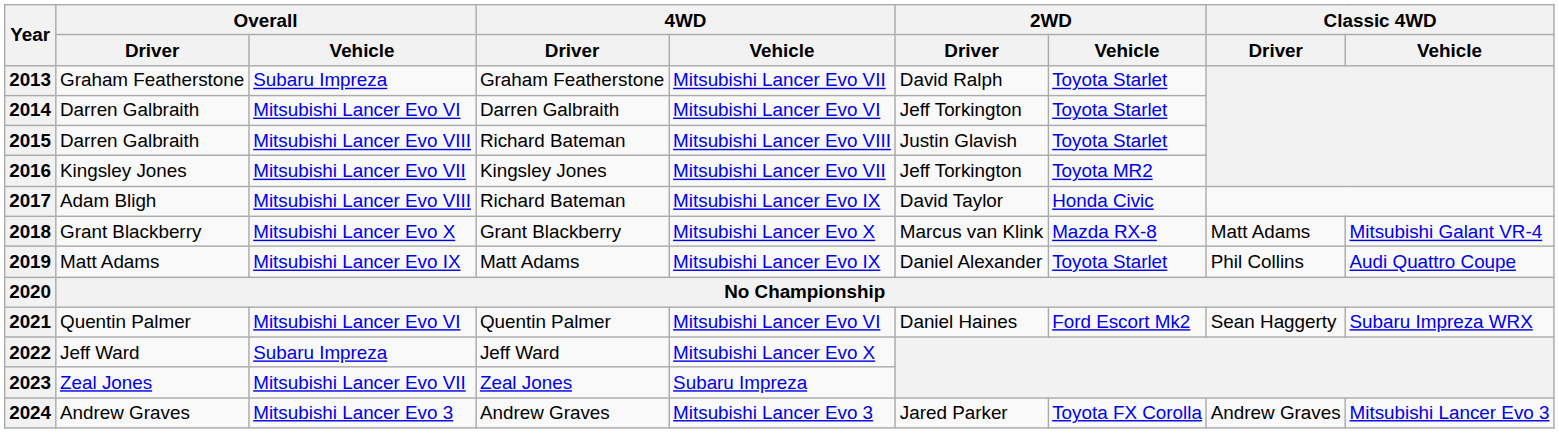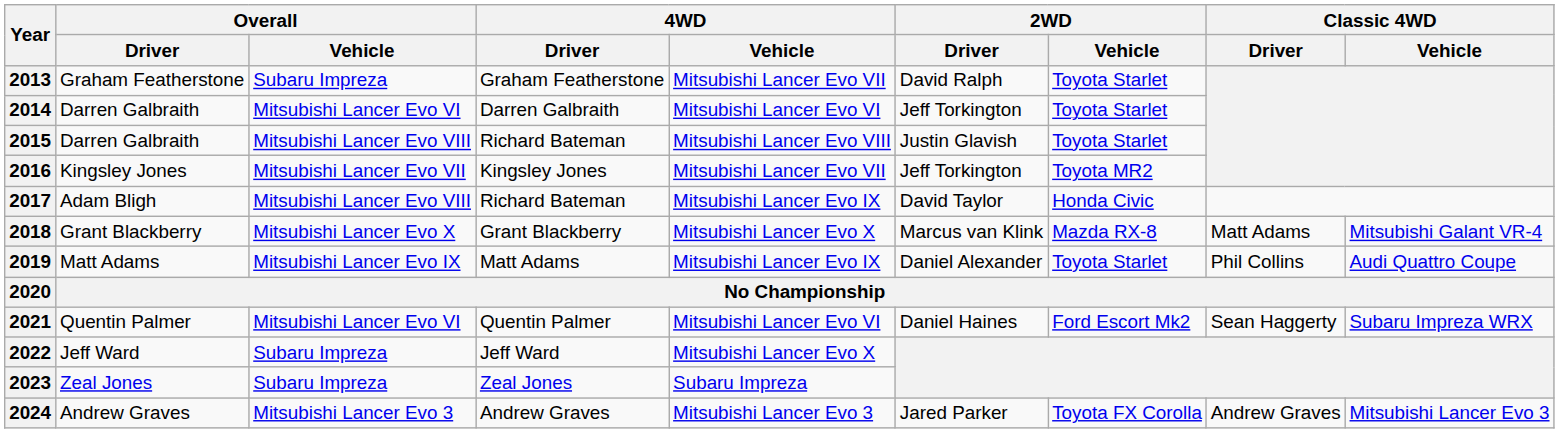(359, 383) Mitsubishi Lancer Evo VII -> (320, 383) Subaru Impreza
